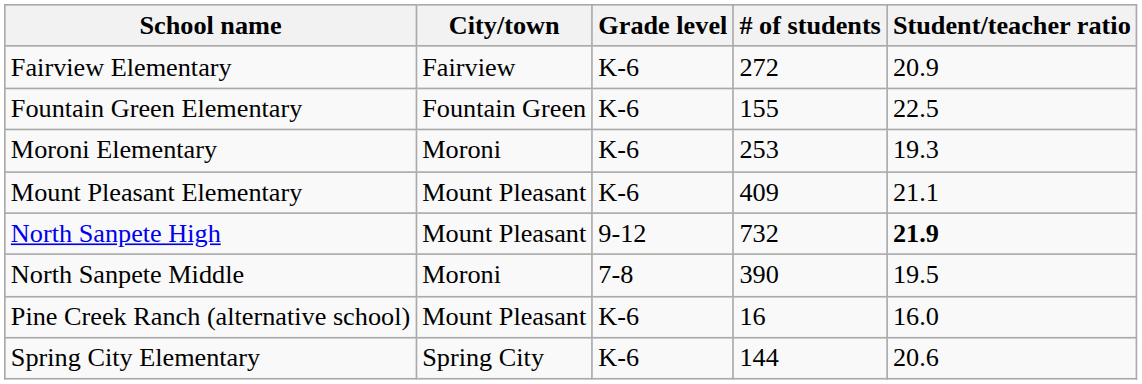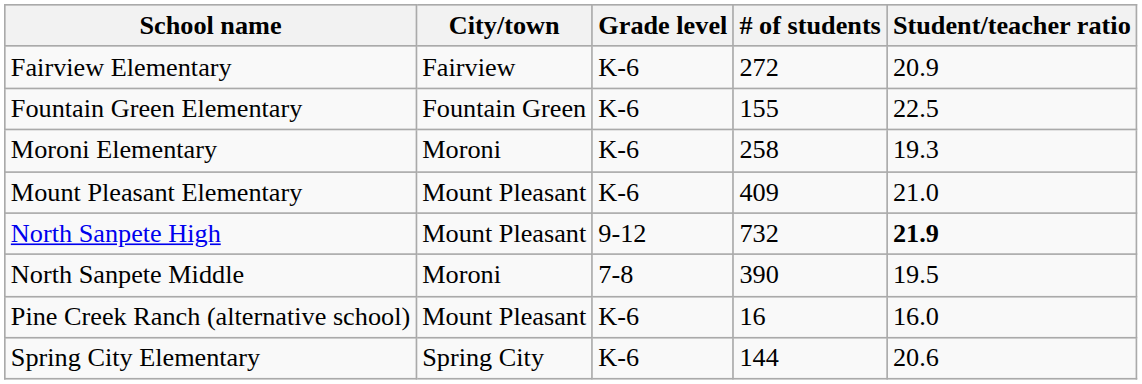(759, 150) 253 -> (759, 150) 258
(916, 191) 21.1 -> (916, 191) 21.0
